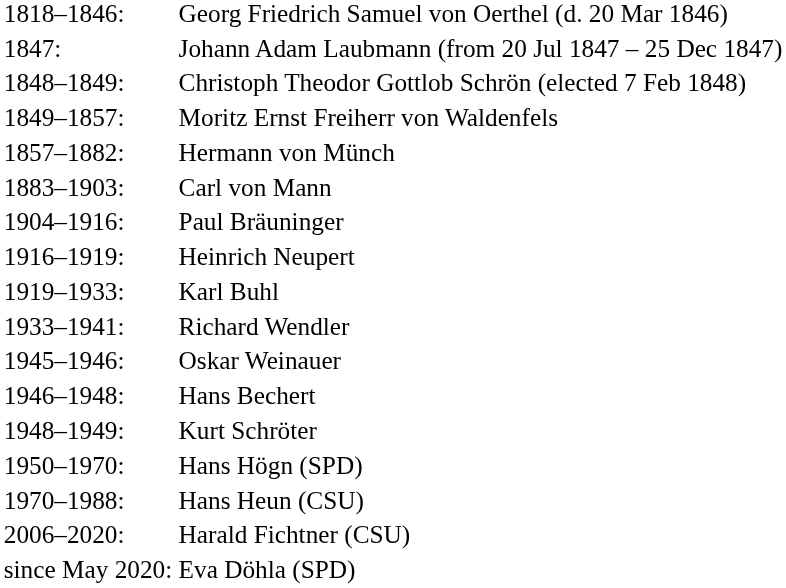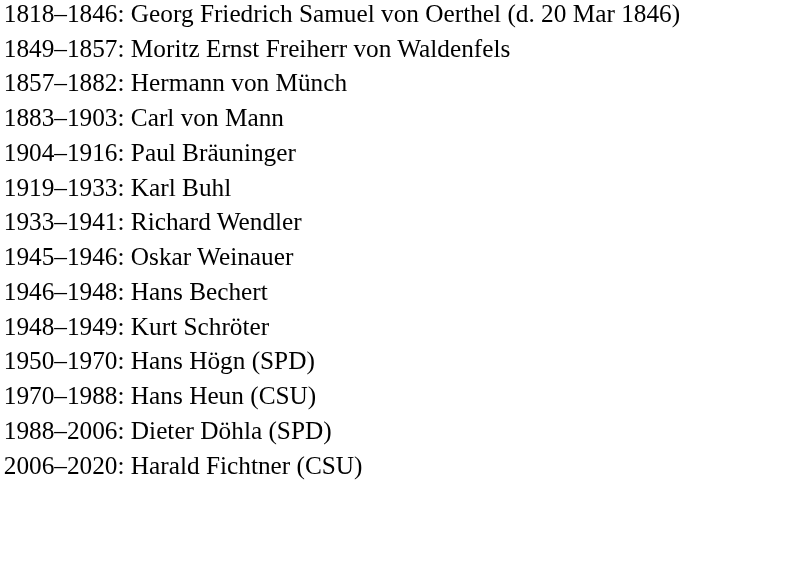- row: (480, 48)
- row: (462, 83)
- row: (267, 256)
+ row: (231, 430)
- row: (267, 569)
